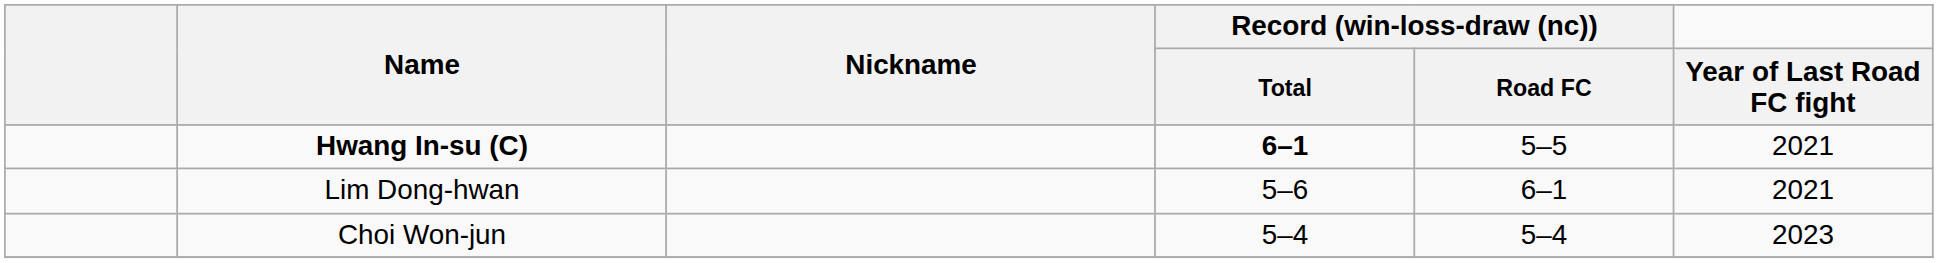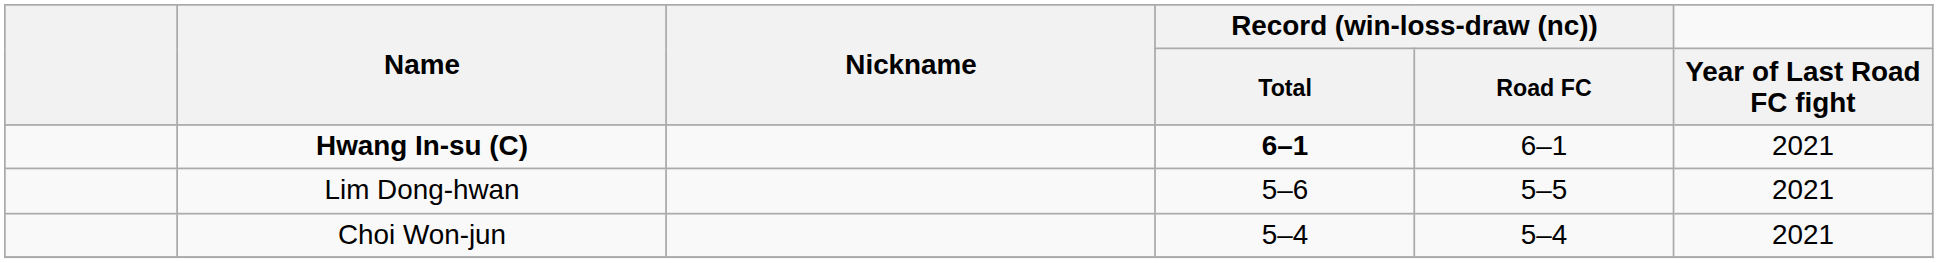(1544, 146) 5–5 -> (1544, 146) 6–1
(1544, 190) 6–1 -> (1544, 190) 5–5
(1803, 234) 2023 -> (1803, 234) 2021
